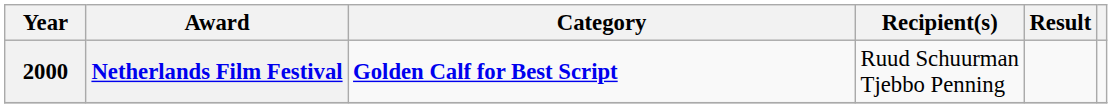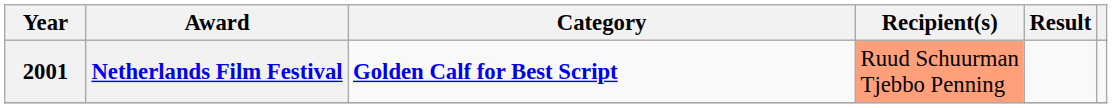(45, 71) 2000 -> (45, 71) 2001
(940, 71) no background -> (940, 71) lightsalmon background
